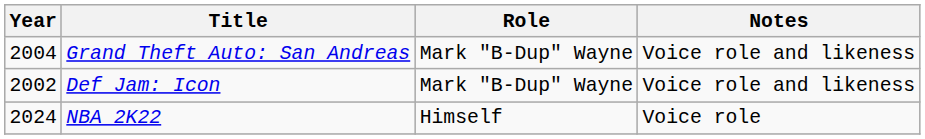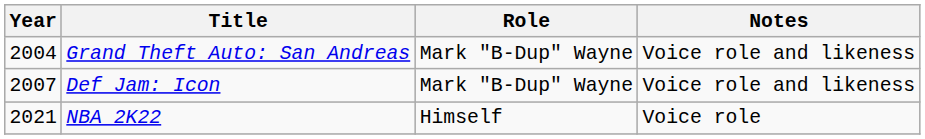(33, 85) 2002 -> (33, 85) 2007
(33, 117) 2024 -> (33, 117) 2021
